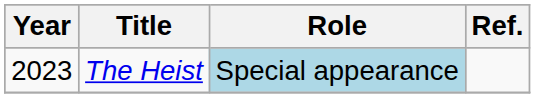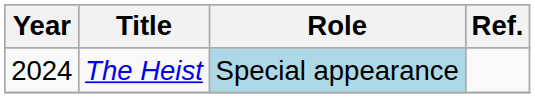(42, 69) 2023 -> (42, 69) 2024
